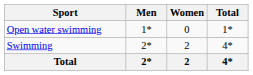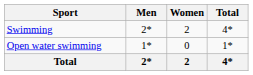rows swapped: (54, 29) <-> (30, 45)
